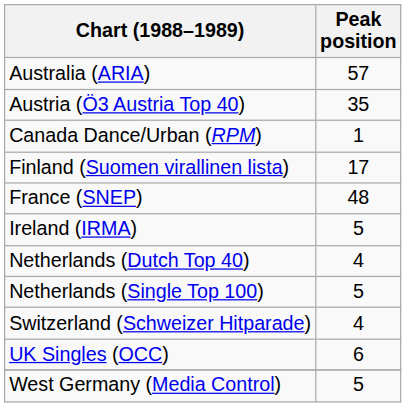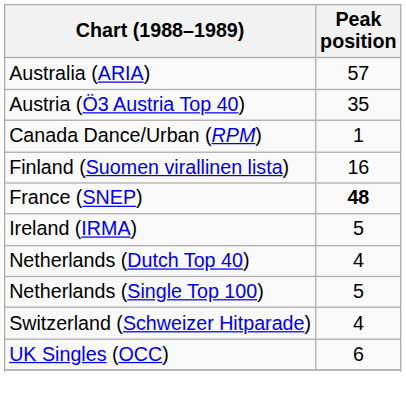(358, 167) 17 -> (358, 167) 16
(358, 198) normal -> (358, 198) bold
- row: (145, 385)
